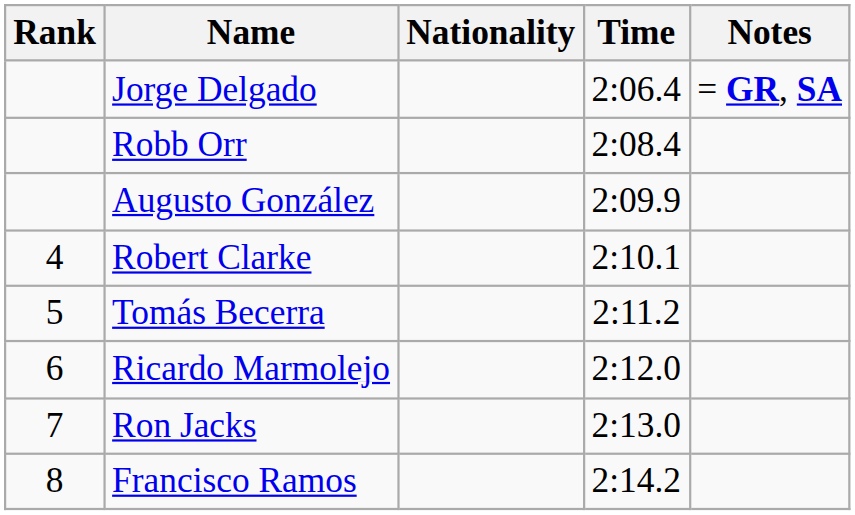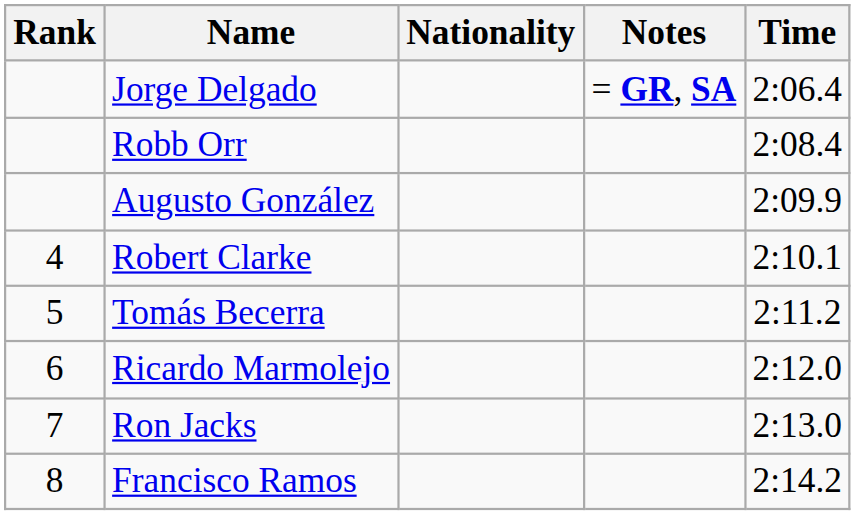columns swapped: (636, 32) <-> (770, 32)
